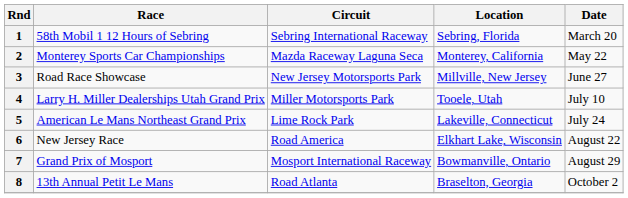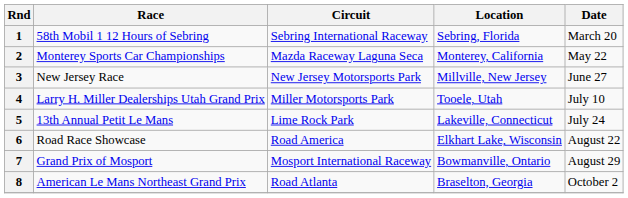(91, 78) Road Race Showcase -> (80, 78) New Jersey Race
(141, 119) American Le Mans Northeast Grand Prix -> (105, 119) 13th Annual Petit Le Mans
(80, 140) New Jersey Race -> (91, 140) Road Race Showcase
(105, 182) 13th Annual Petit Le Mans -> (141, 182) American Le Mans Northeast Grand Prix
